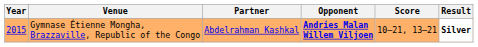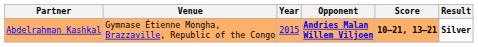columns swapped: (16, 11) <-> (252, 11)
(407, 30) normal -> (407, 30) bold
